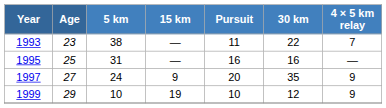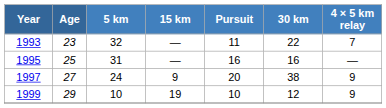(116, 43) 38 -> (116, 43) 32
(293, 77) 35 -> (293, 77) 38
